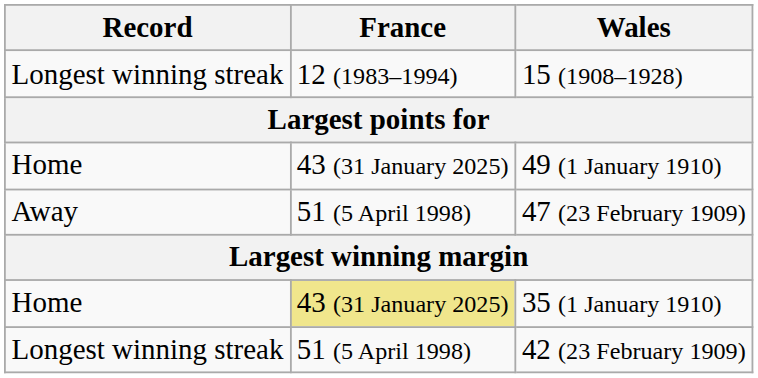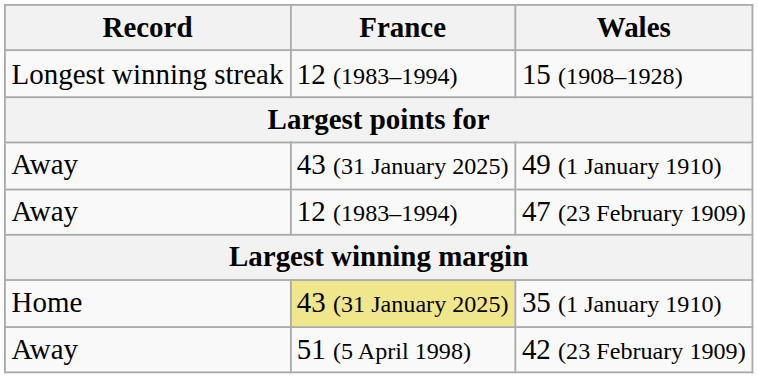(47, 165) Home -> (45, 165) Away
(384, 211) 51 (5 April 1998) -> (377, 211) 12 (1983–1994)
(148, 348) Longest winning streak -> (45, 348) Away
